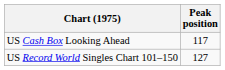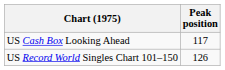(200, 57) 127 -> (200, 57) 126
